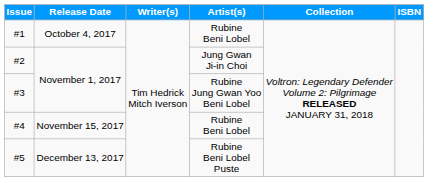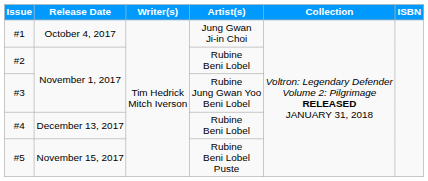(227, 33) Rubine Beni Lobel -> (227, 33) Jung Gwan Ji-in Choi
(227, 60) Jung Gwan Ji-in Choi -> (227, 60) Rubine Beni Lobel
(80, 125) November 15, 2017 -> (80, 125) December 13, 2017
(80, 157) December 13, 2017 -> (80, 157) November 15, 2017
